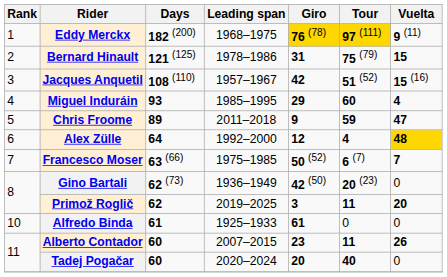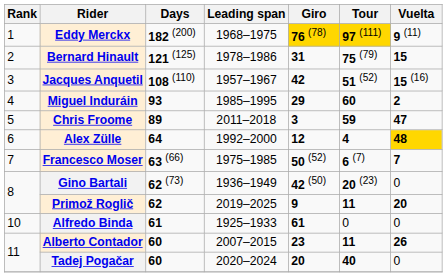(397, 101) 4 -> (397, 101) 2
(295, 120) 9 -> (295, 120) 3
(295, 204) 3 -> (295, 204) 9
